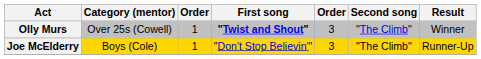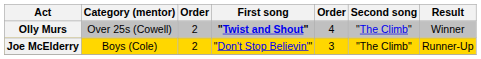(195, 29) 1 -> (195, 29) 2
(332, 29) 3 -> (332, 29) 4
(195, 46) 1 -> (195, 46) 2
